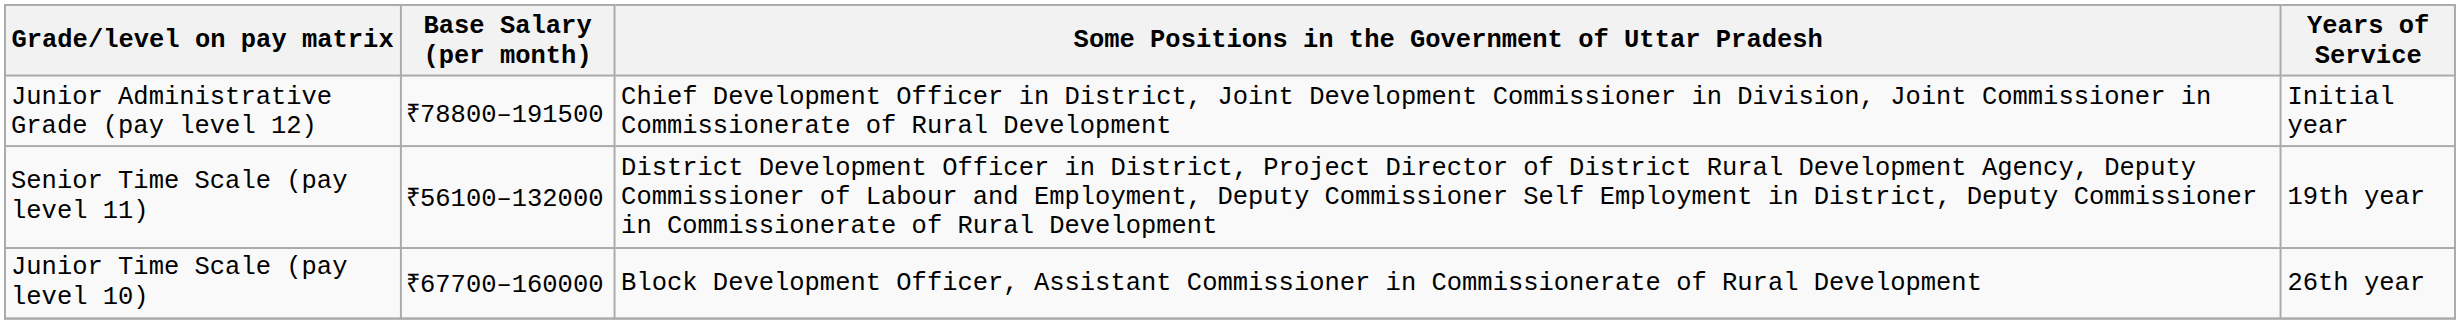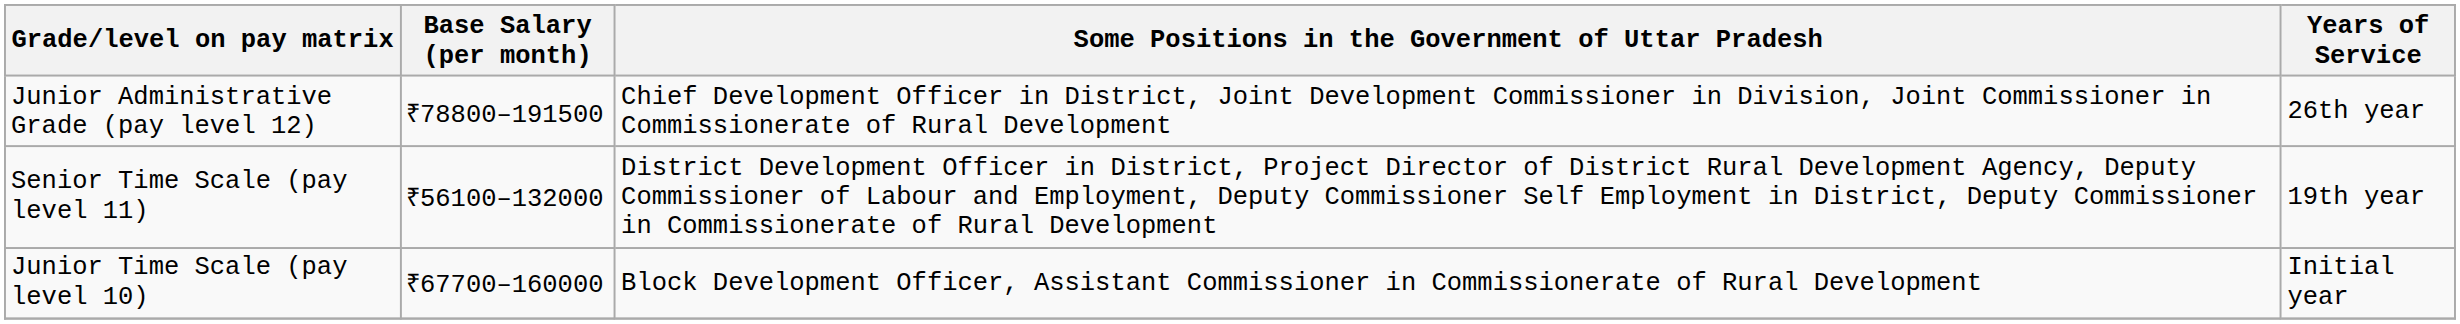(2341, 111) Initial year -> (2356, 111) 26th year
(2356, 283) 26th year -> (2341, 283) Initial year
